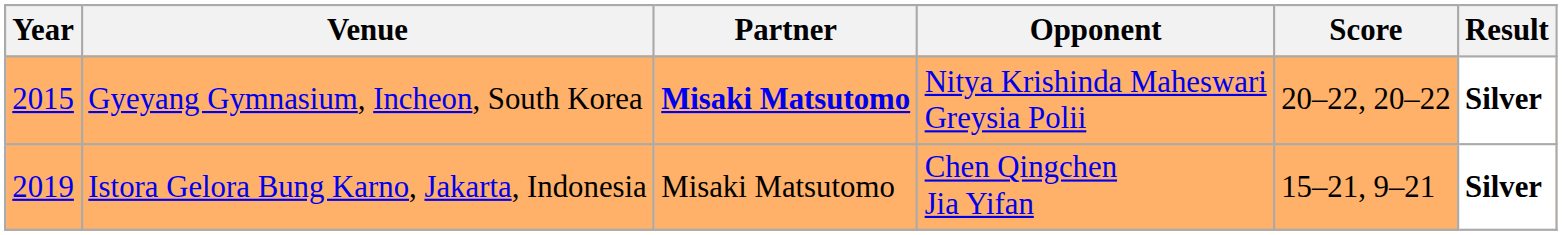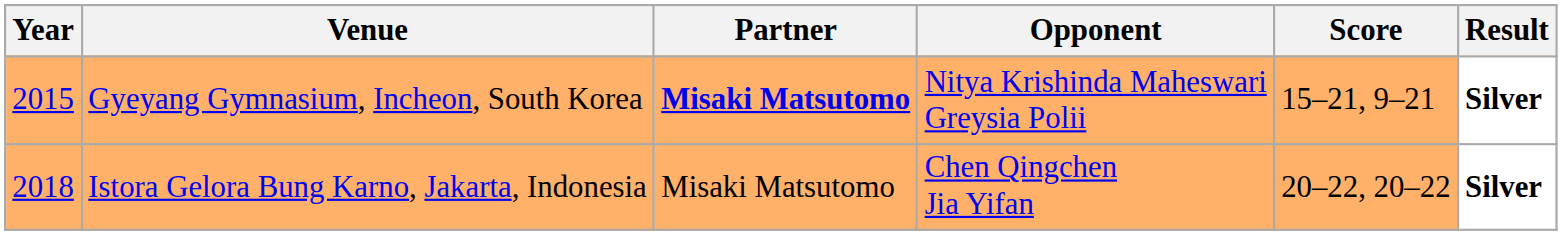(1366, 99) 20–22, 20–22 -> (1358, 99) 15–21, 9–21
(43, 186) 2019 -> (43, 186) 2018
(1358, 186) 15–21, 9–21 -> (1366, 186) 20–22, 20–22
